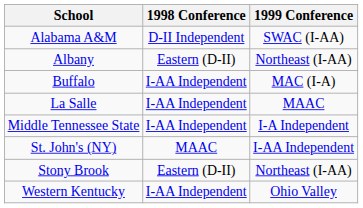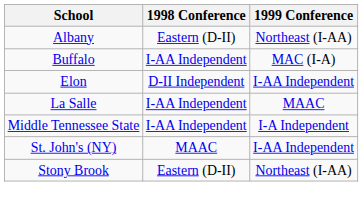- row: (74, 37)
+ row: (74, 81)
- row: (74, 192)
